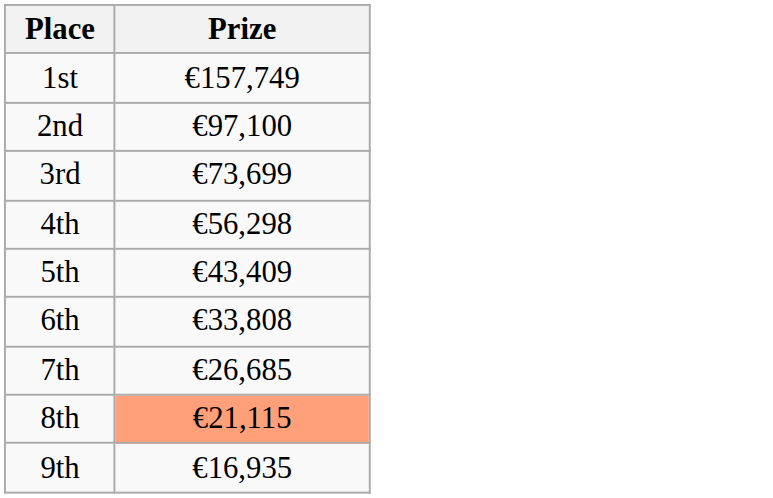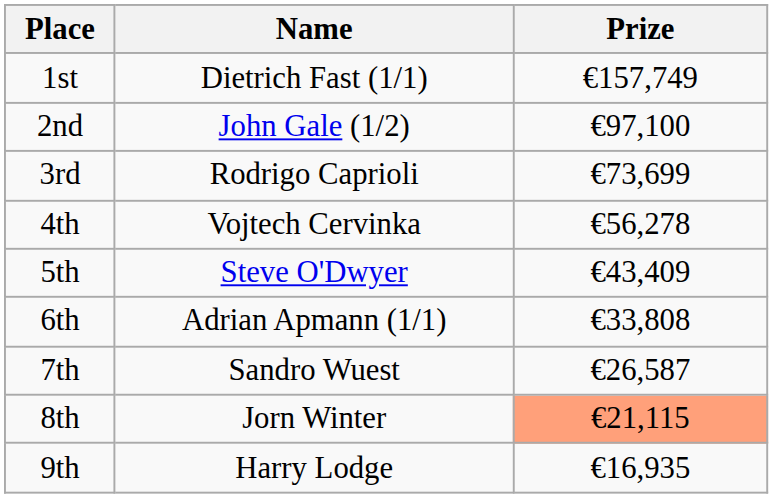+ column: (314, 28)
(242, 223) €56,298 -> (640, 223) €56,278
(242, 369) €26,685 -> (640, 369) €26,587
